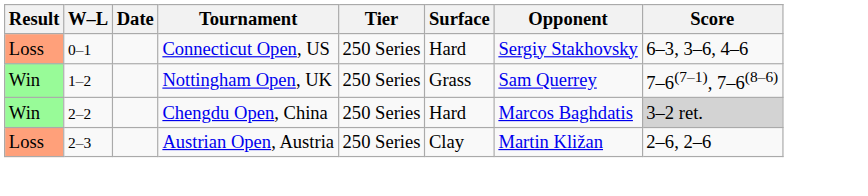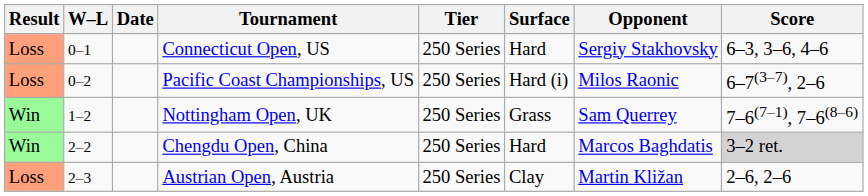+ row: (288, 80)
